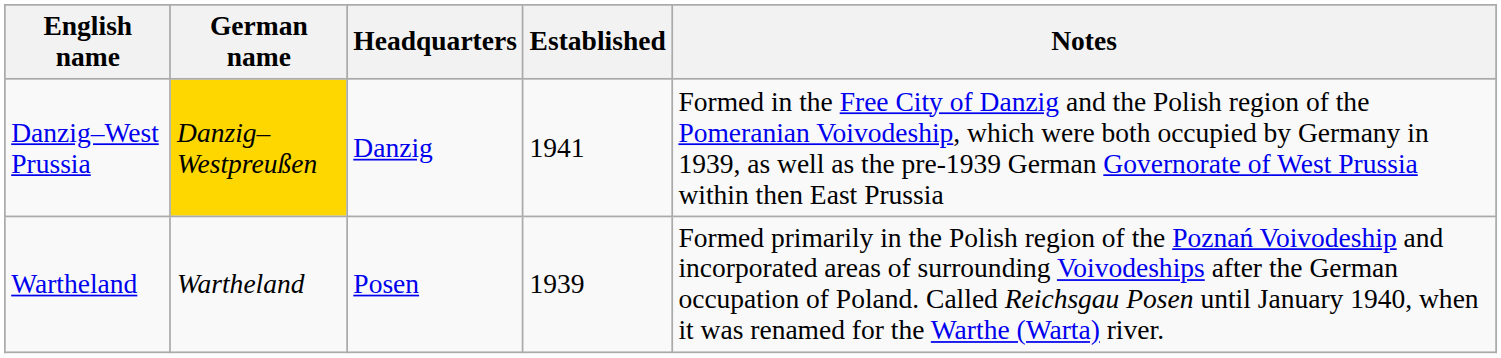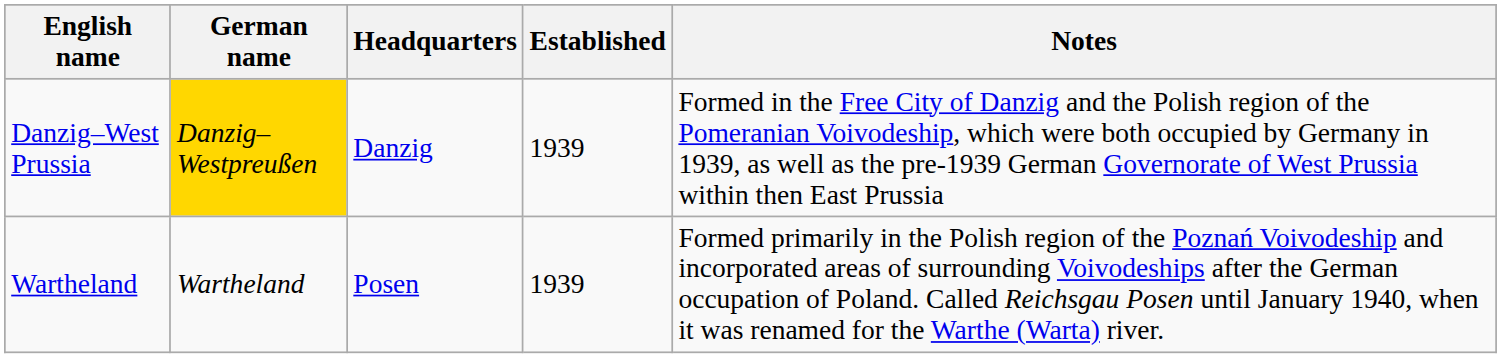(557, 147) 1941 -> (557, 147) 1939
